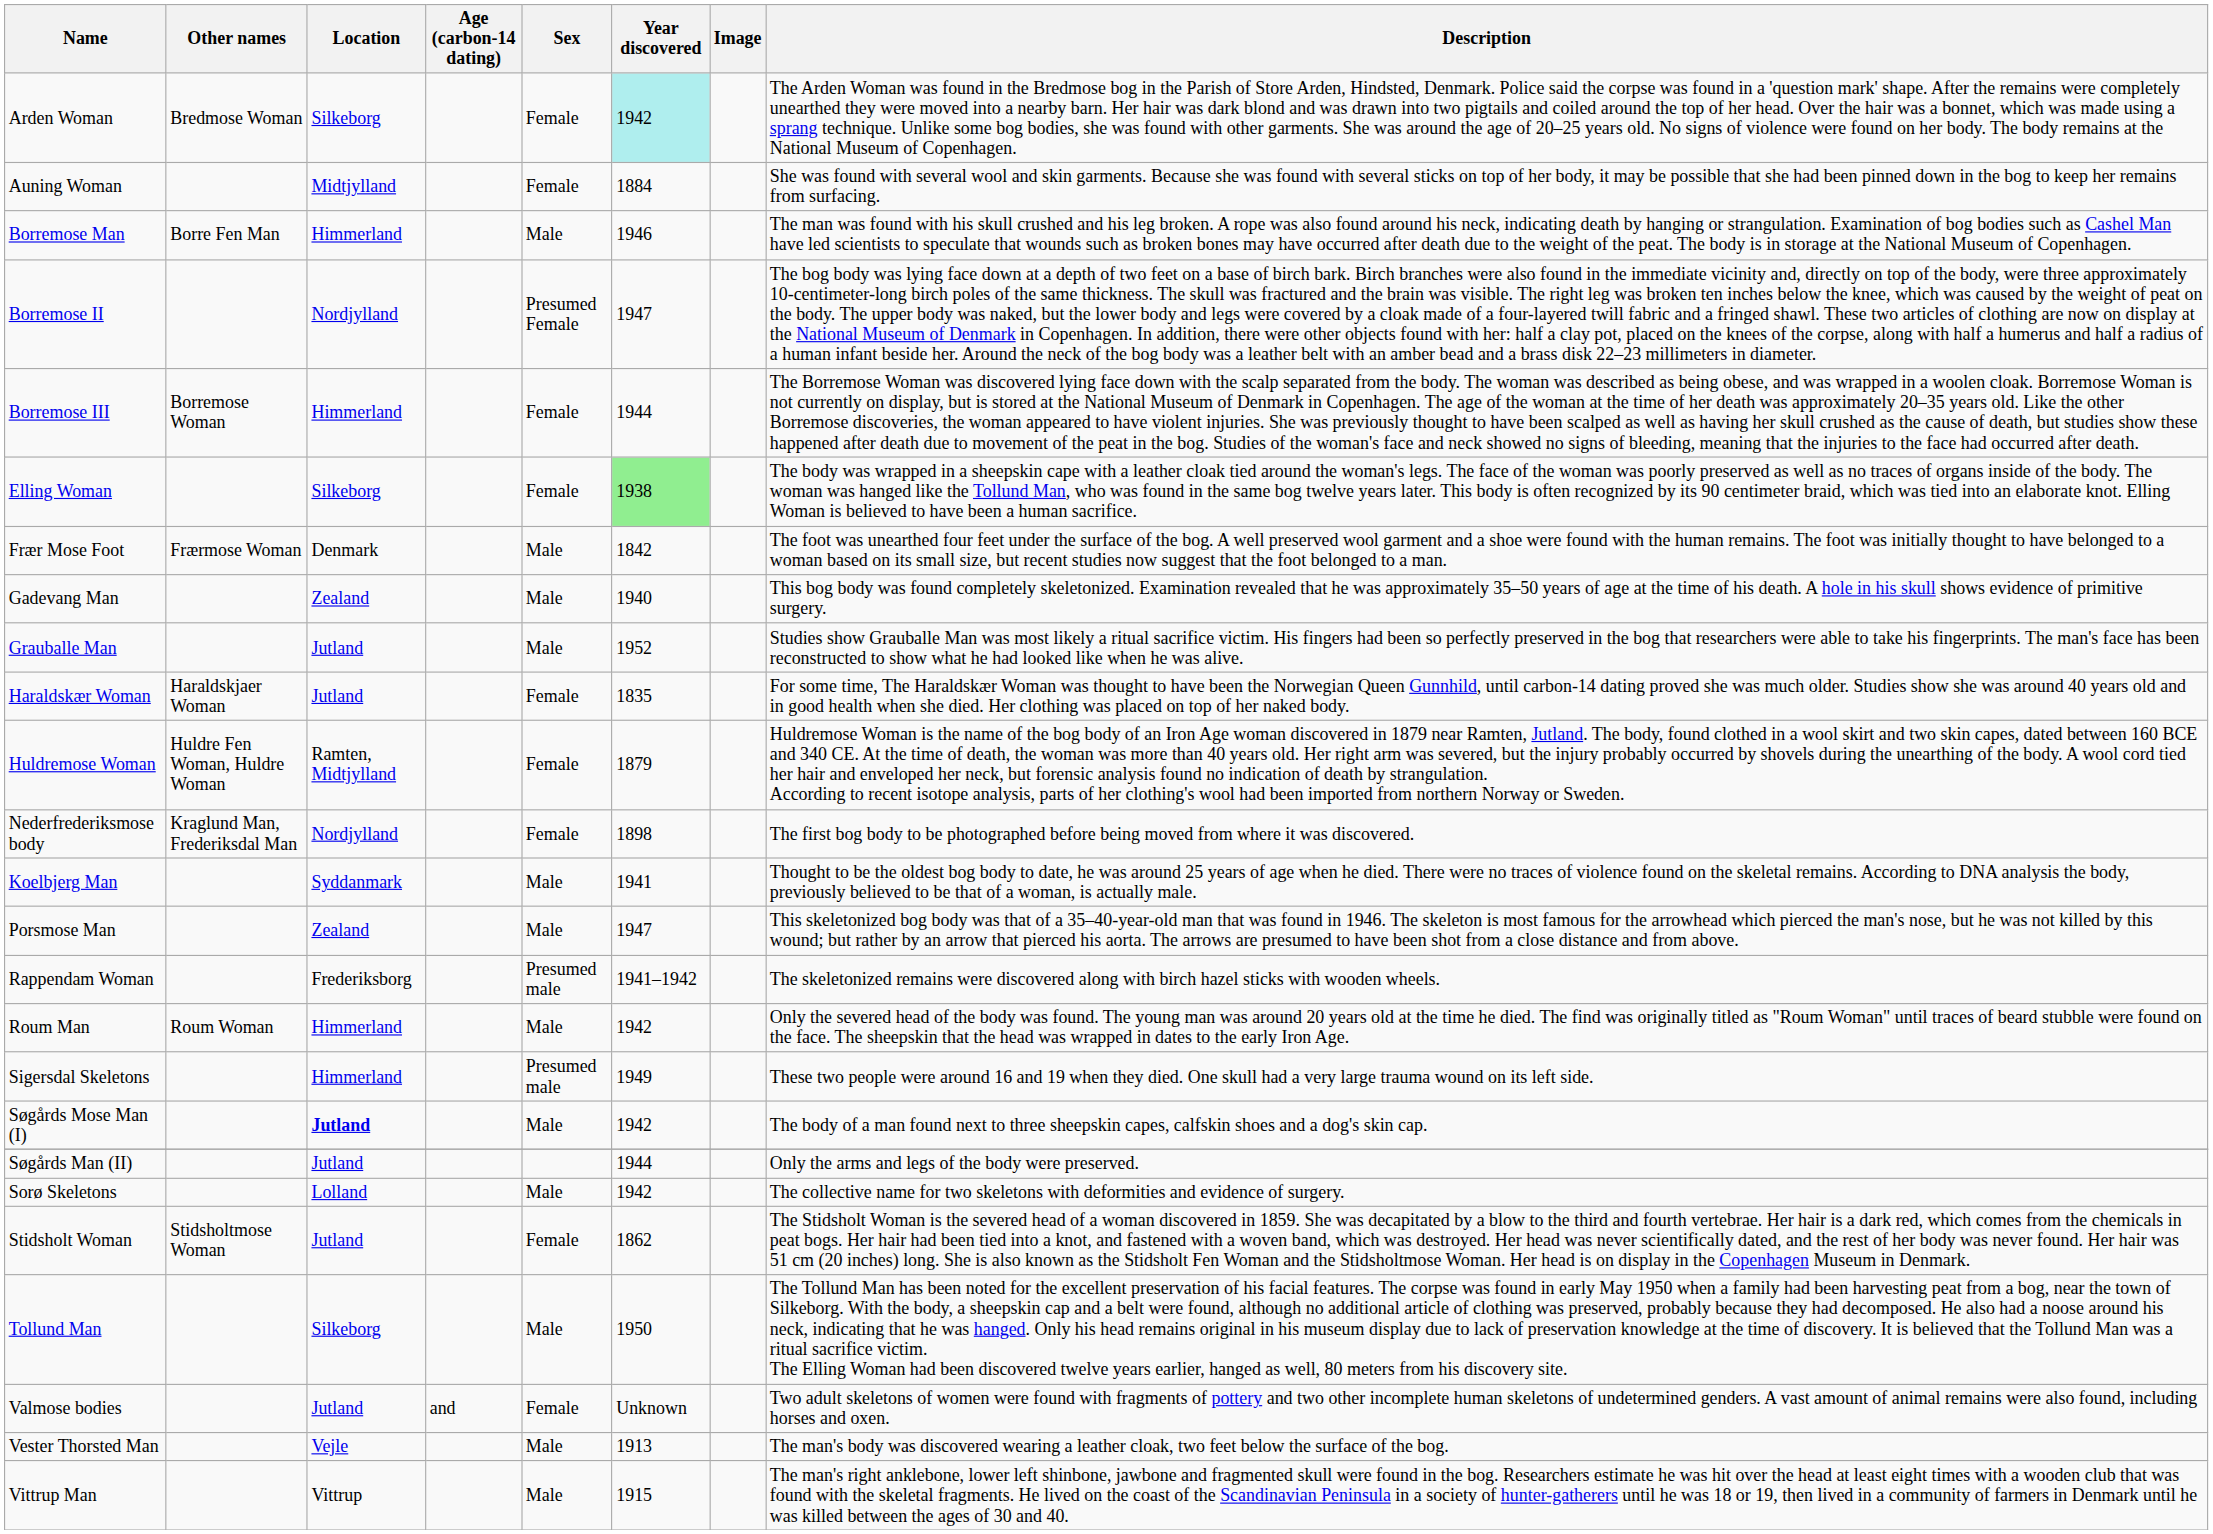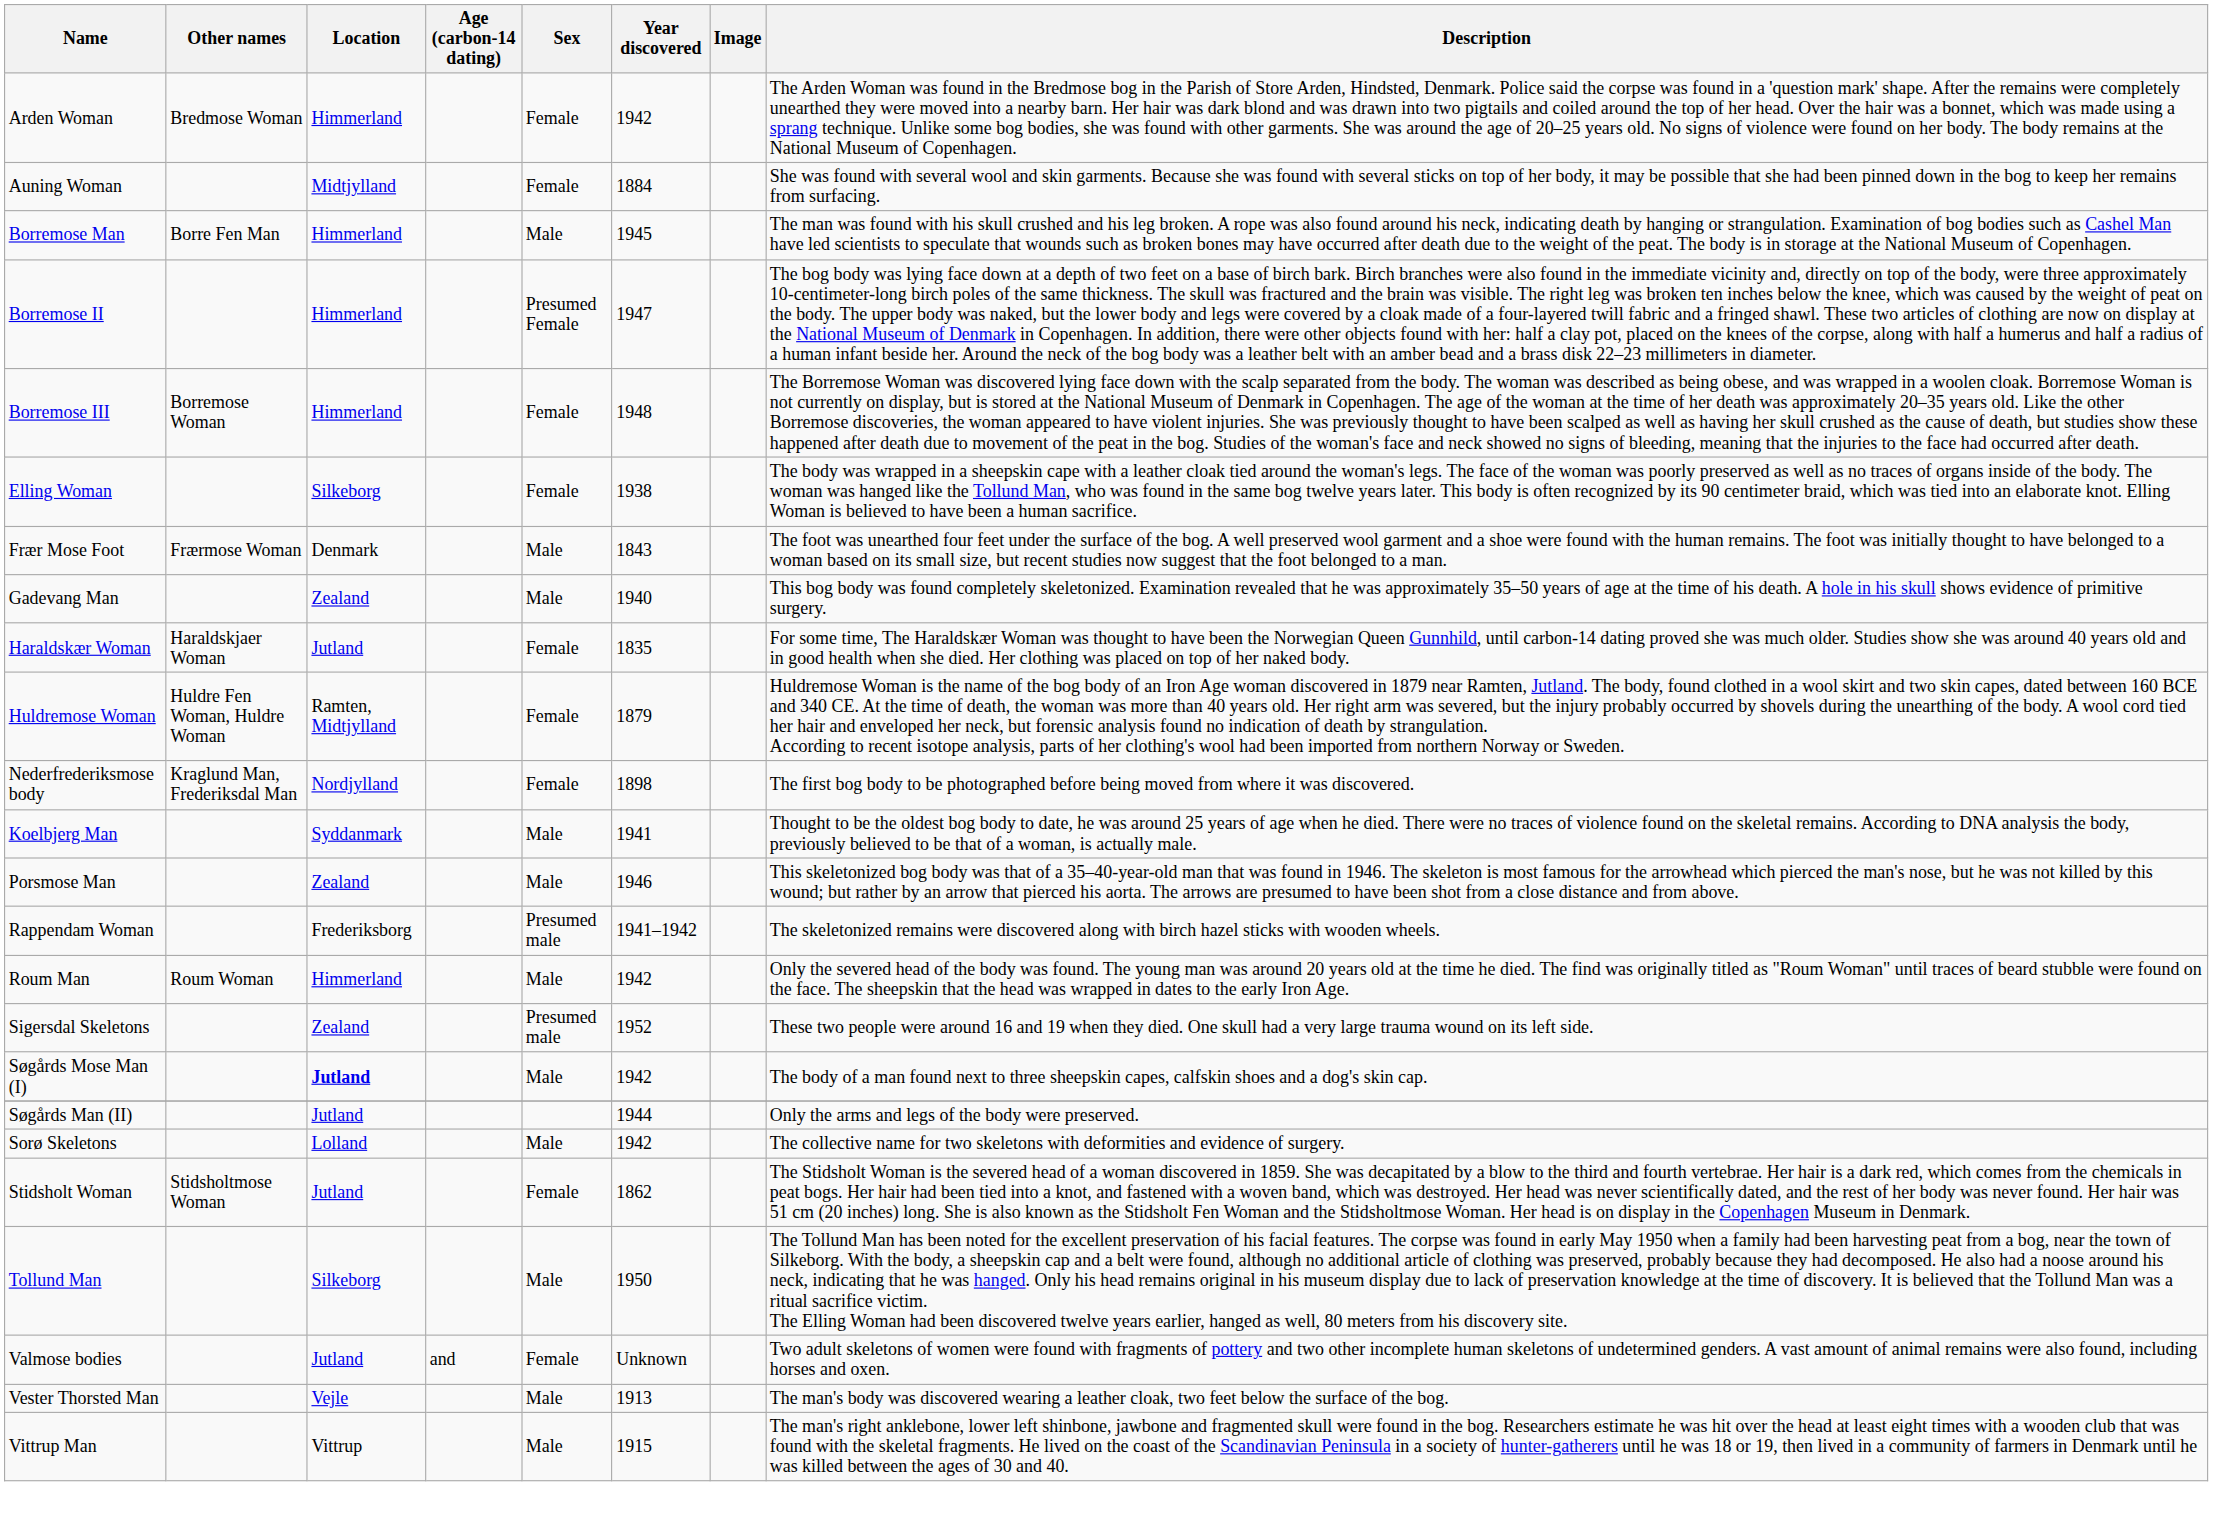(346, 117) Silkeborg -> (357, 117) Himmerland
(634, 117) paleturquoise background -> (634, 117) no background
(634, 235) 1946 -> (634, 235) 1945
(355, 313) Nordjylland -> (357, 313) Himmerland
(634, 412) 1944 -> (634, 412) 1948
(634, 491) lightgreen background -> (634, 491) no background
(634, 550) 1842 -> (634, 550) 1843
- row: (63, 647)
(634, 930) 1947 -> (634, 882) 1946
(357, 1076) Himmerland -> (340, 1027) Zealand
(634, 1076) 1949 -> (634, 1027) 1952
